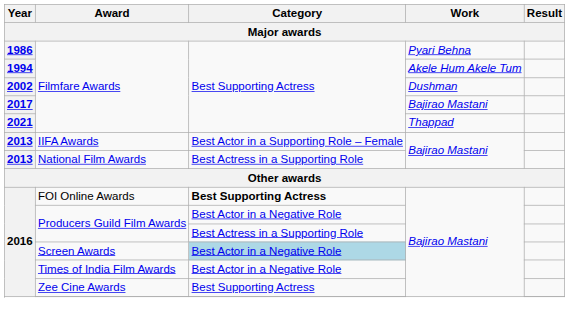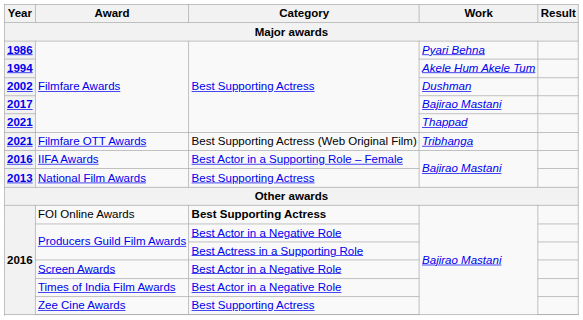+ row: (92, 141)
(20, 141) 2013 -> (20, 159) 2016
(277, 159) Best Actress in a Supporting Role -> (253, 178) Best Supporting Actress
(267, 251) lightblue background -> (267, 269) no background
